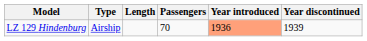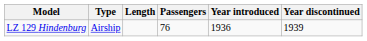(165, 28) 70 -> (165, 28) 76
(221, 28) lightsalmon background -> (221, 28) no background
